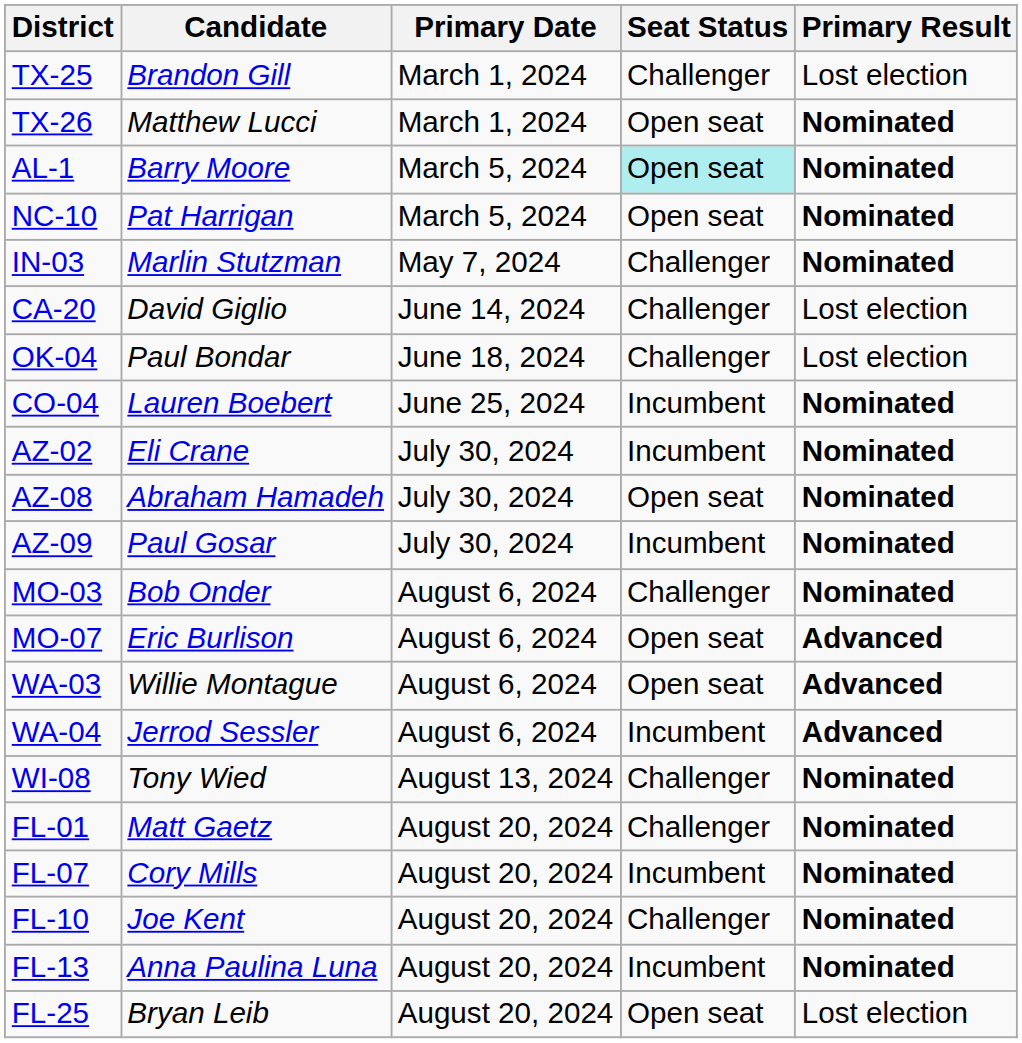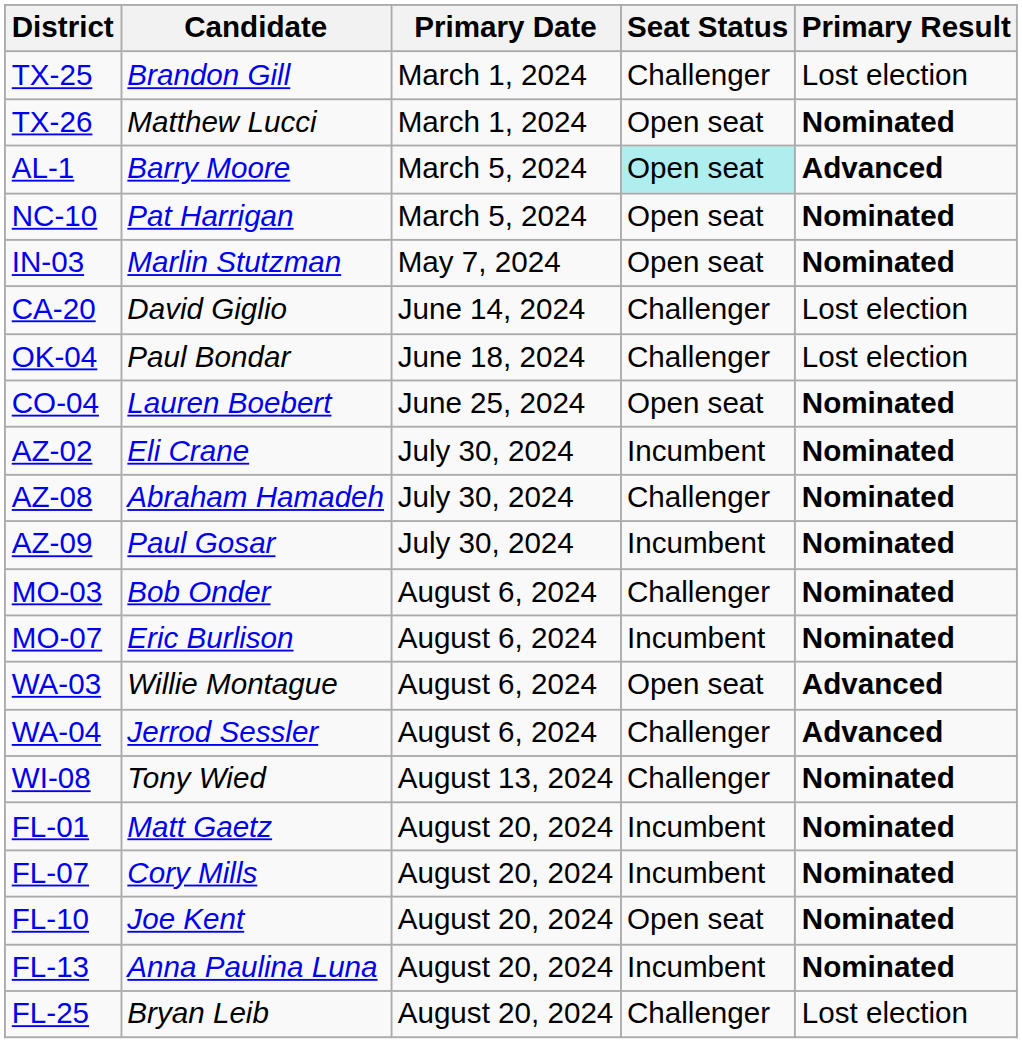(878, 168) Nominated -> (873, 168) Advanced
(699, 262) Challenger -> (695, 262) Open seat
(696, 403) Incumbent -> (695, 403) Open seat
(695, 497) Open seat -> (699, 497) Challenger
(695, 638) Open seat -> (696, 638) Incumbent
(873, 638) Advanced -> (878, 638) Nominated
(696, 732) Incumbent -> (699, 732) Challenger
(699, 826) Challenger -> (696, 826) Incumbent
(699, 919) Challenger -> (695, 919) Open seat
(695, 1013) Open seat -> (699, 1013) Challenger
